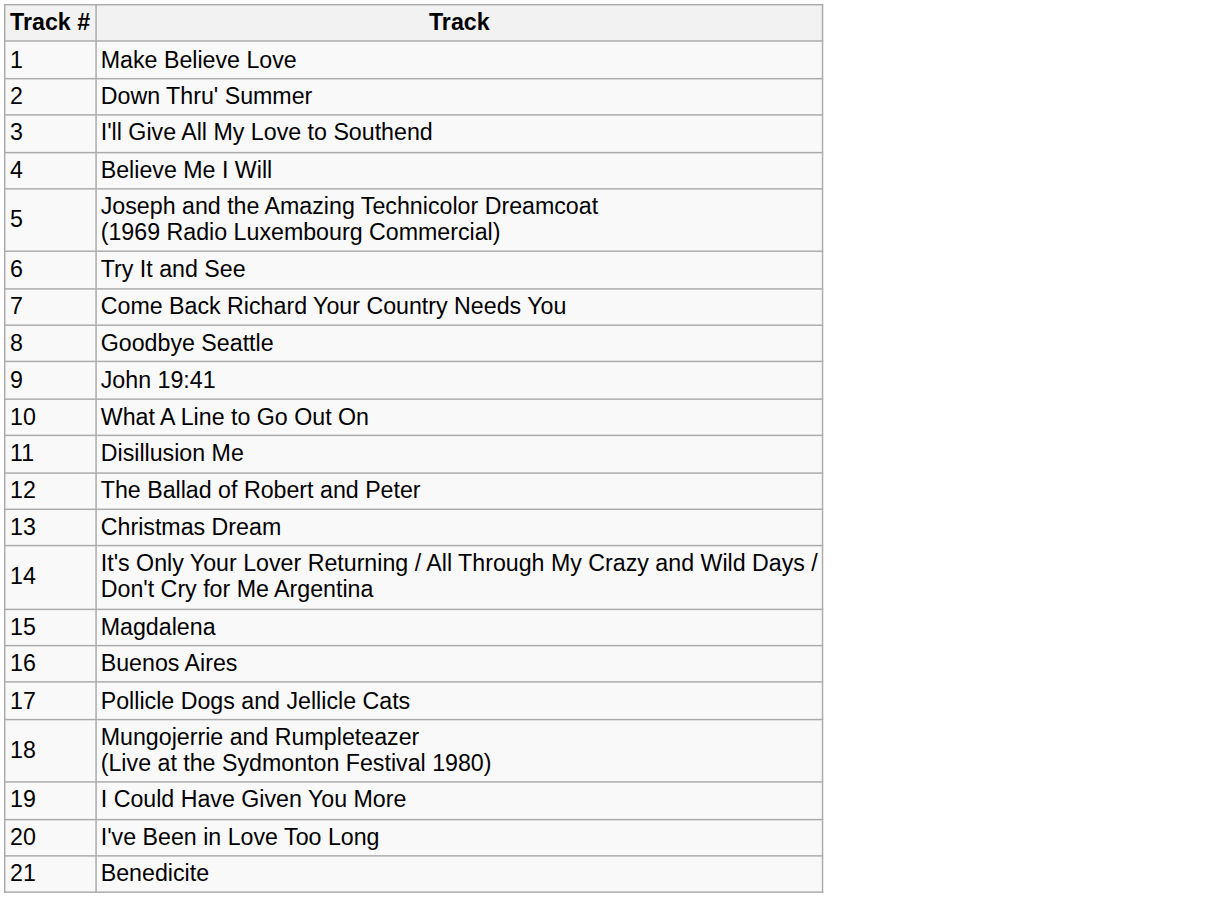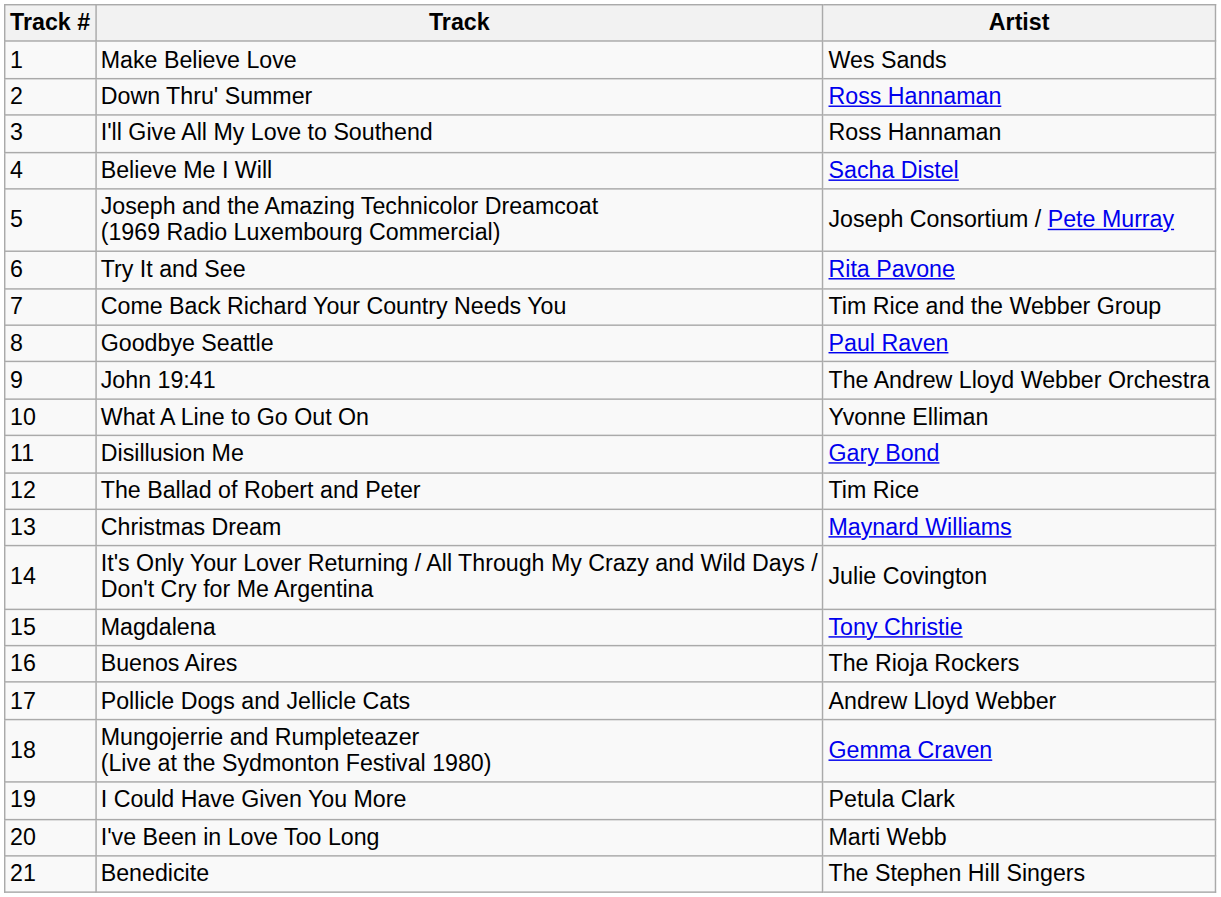+ column: (1019, 22)
